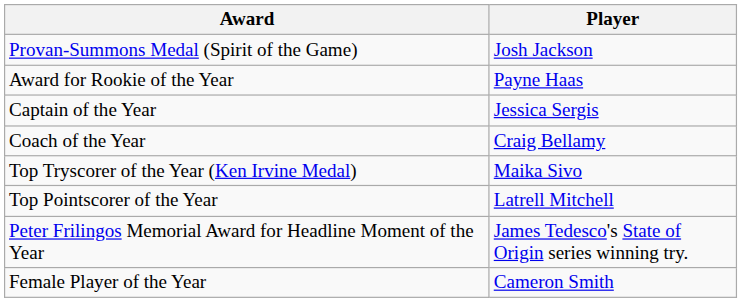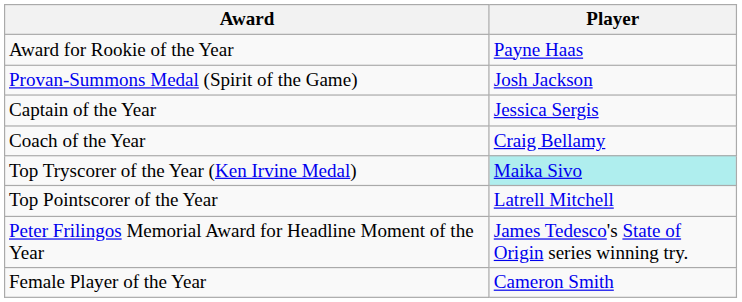rows swapped: (183, 49) <-> (121, 79)
(538, 170) no background -> (538, 170) paleturquoise background
